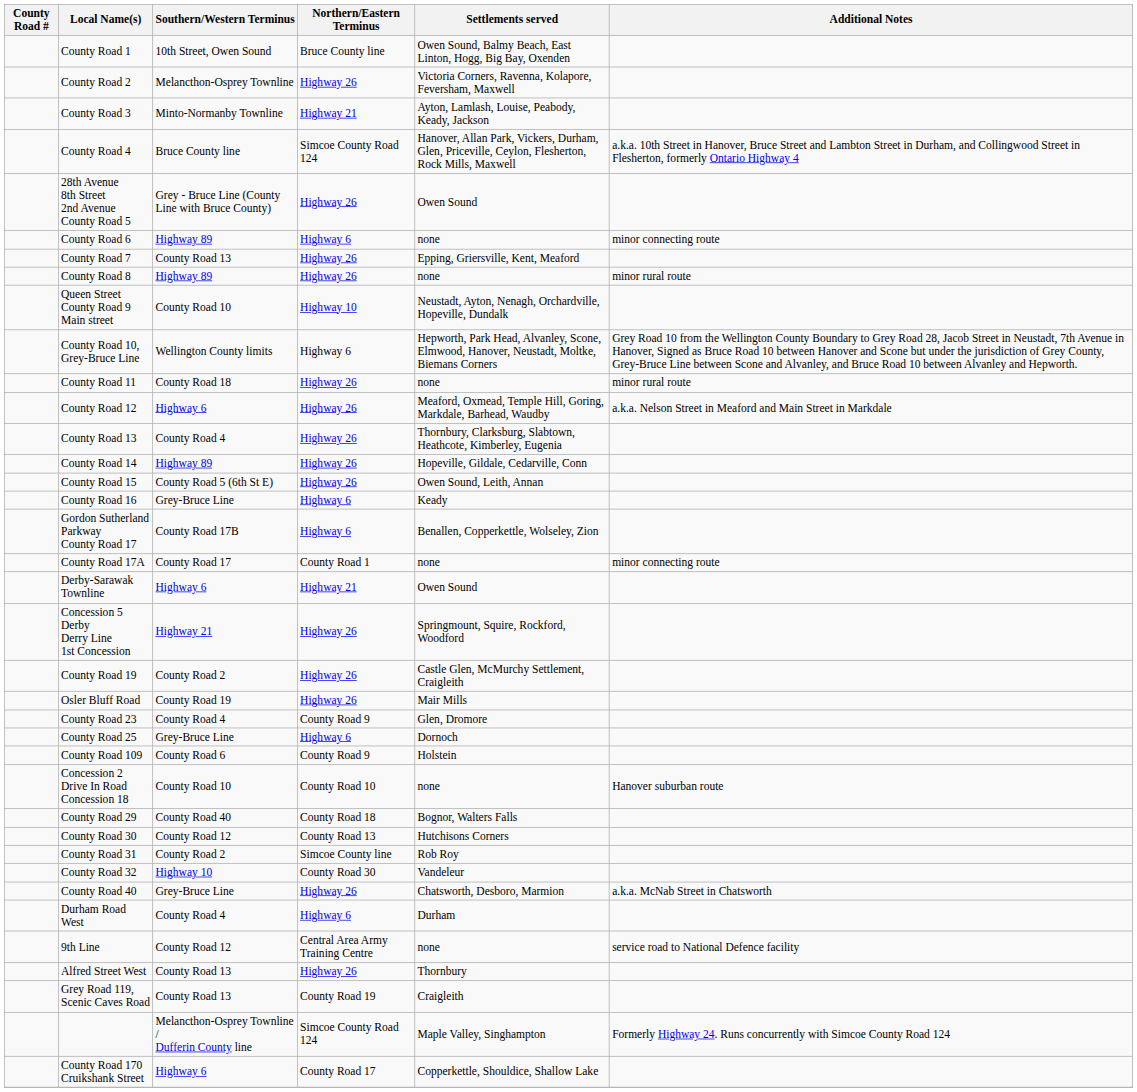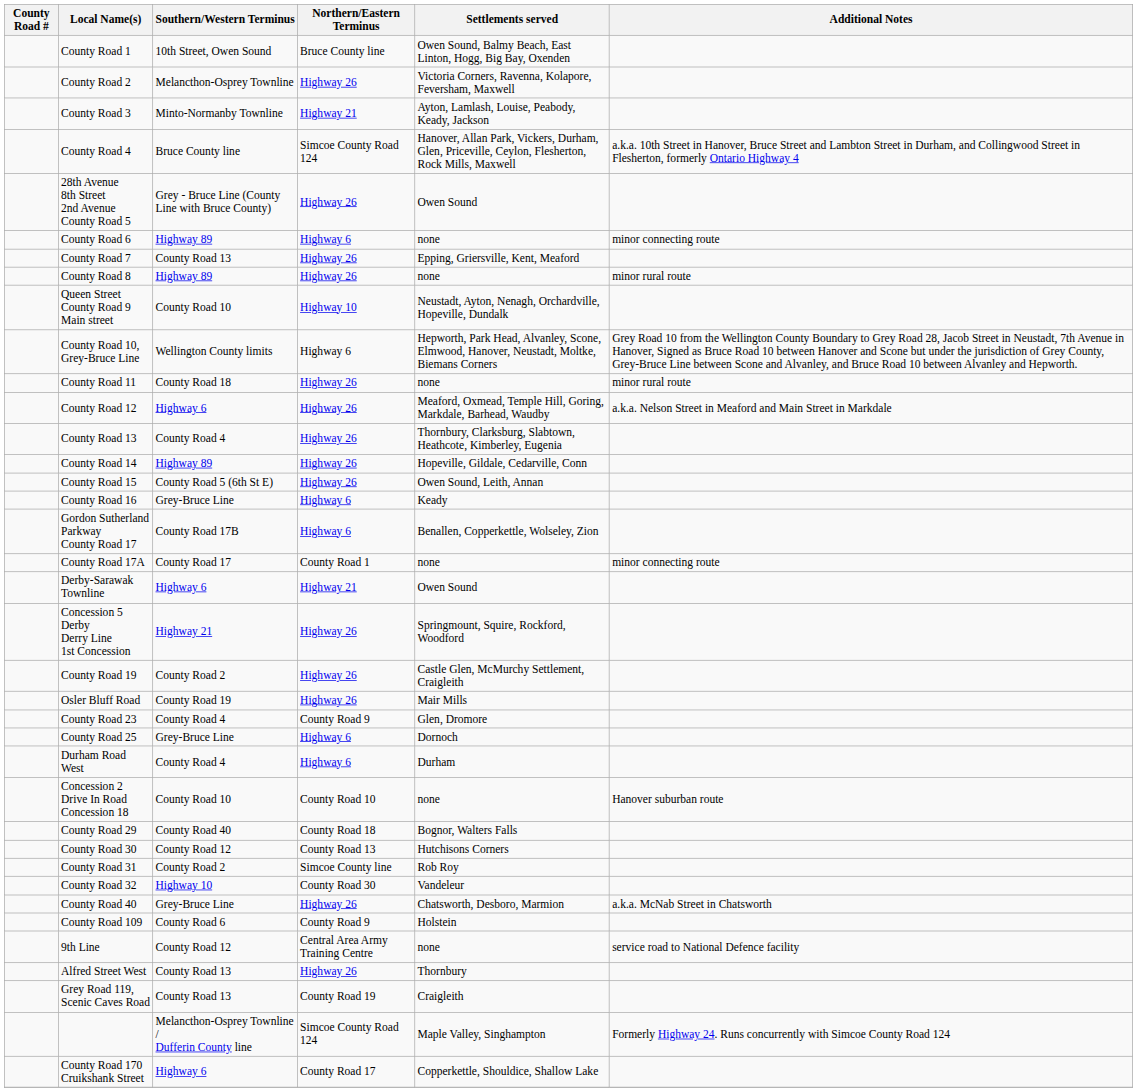rows swapped: (93, 915) <-> (102, 755)
